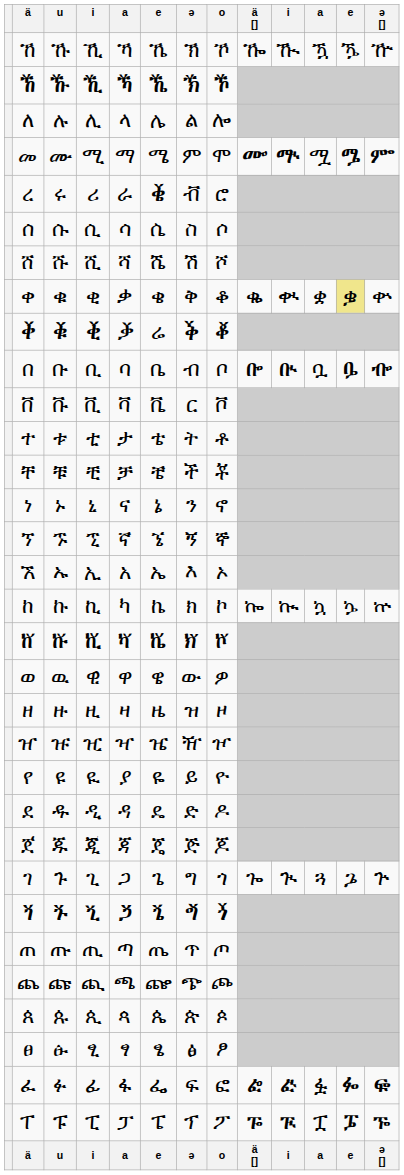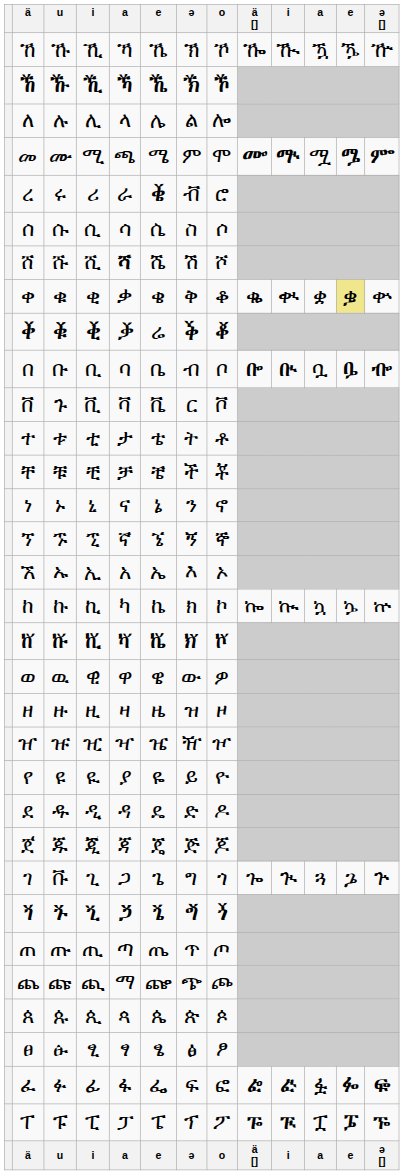(125, 156) ማ -> (125, 156) ጫ
(125, 262) normal -> (125, 262) bold
(60, 404) ቩ -> (60, 404) ጉ
(60, 878) ጉ -> (60, 878) ቩ
(125, 982) ጫ -> (125, 982) ማ
